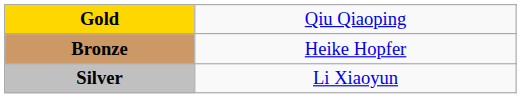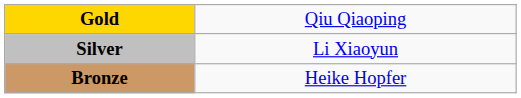rows swapped: (100, 78) <-> (100, 48)
